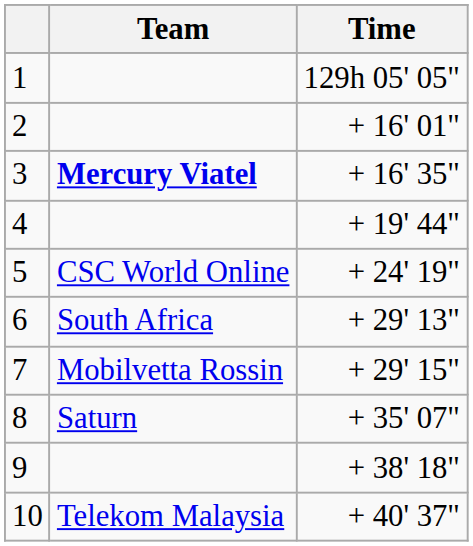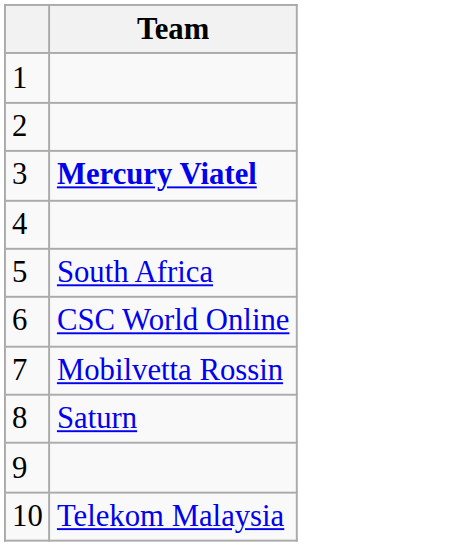- column: (382, 28)
(173, 272) CSC World Online -> (135, 272) South Africa
(135, 321) South Africa -> (173, 321) CSC World Online
